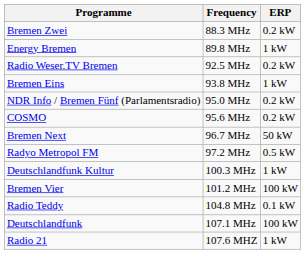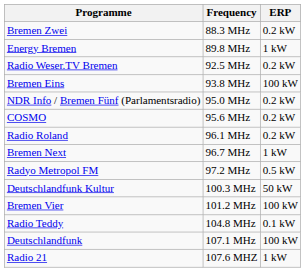(275, 83) 1 kW -> (280, 83) 100 kW
+ row: (37, 135)
(278, 135) 50 kW -> (275, 153) 1 kW
(275, 170) 1 kW -> (278, 188) 50 kW
